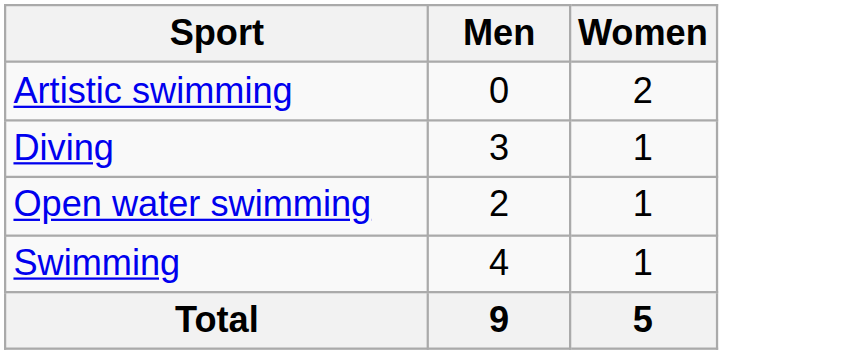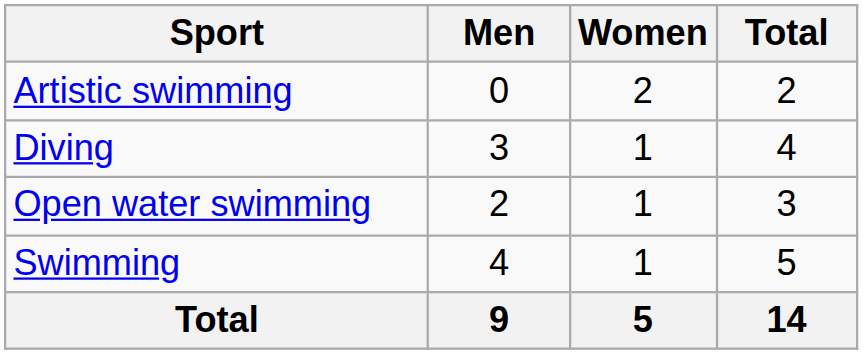+ column: (787, 33)
